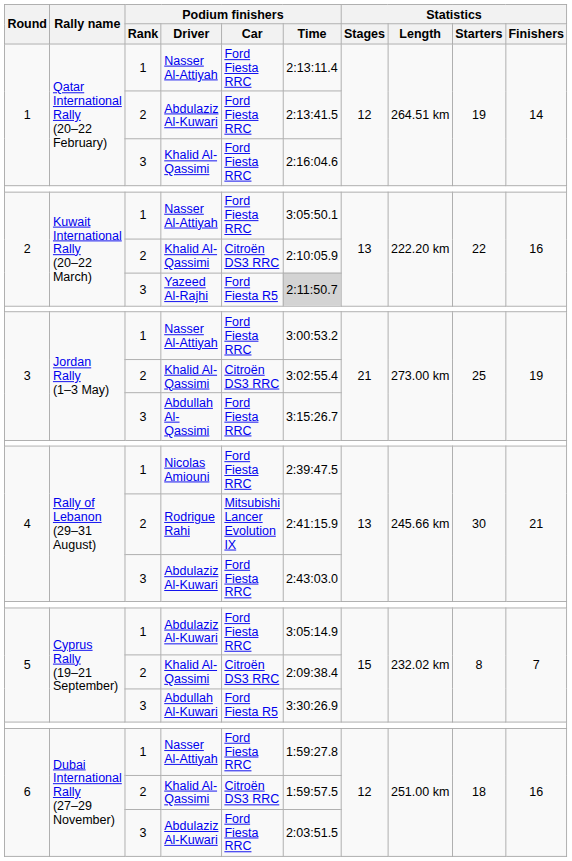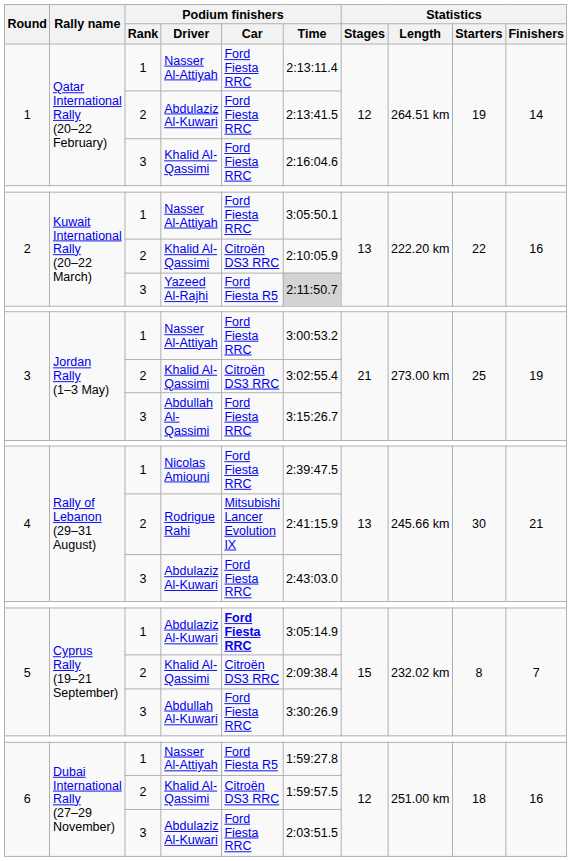(241, 631) normal -> (242, 631) bold
(251, 705) Ford Fiesta R5 -> (241, 712) Ford Fiesta RRC
(241, 751) Ford Fiesta RRC -> (251, 758) Ford Fiesta R5
